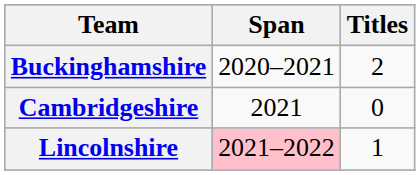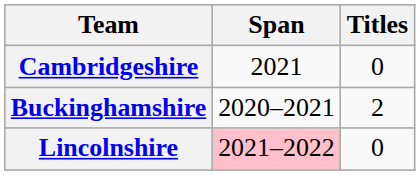rows swapped: (108, 66) <-> (108, 107)
(377, 148) 1 -> (377, 148) 0
